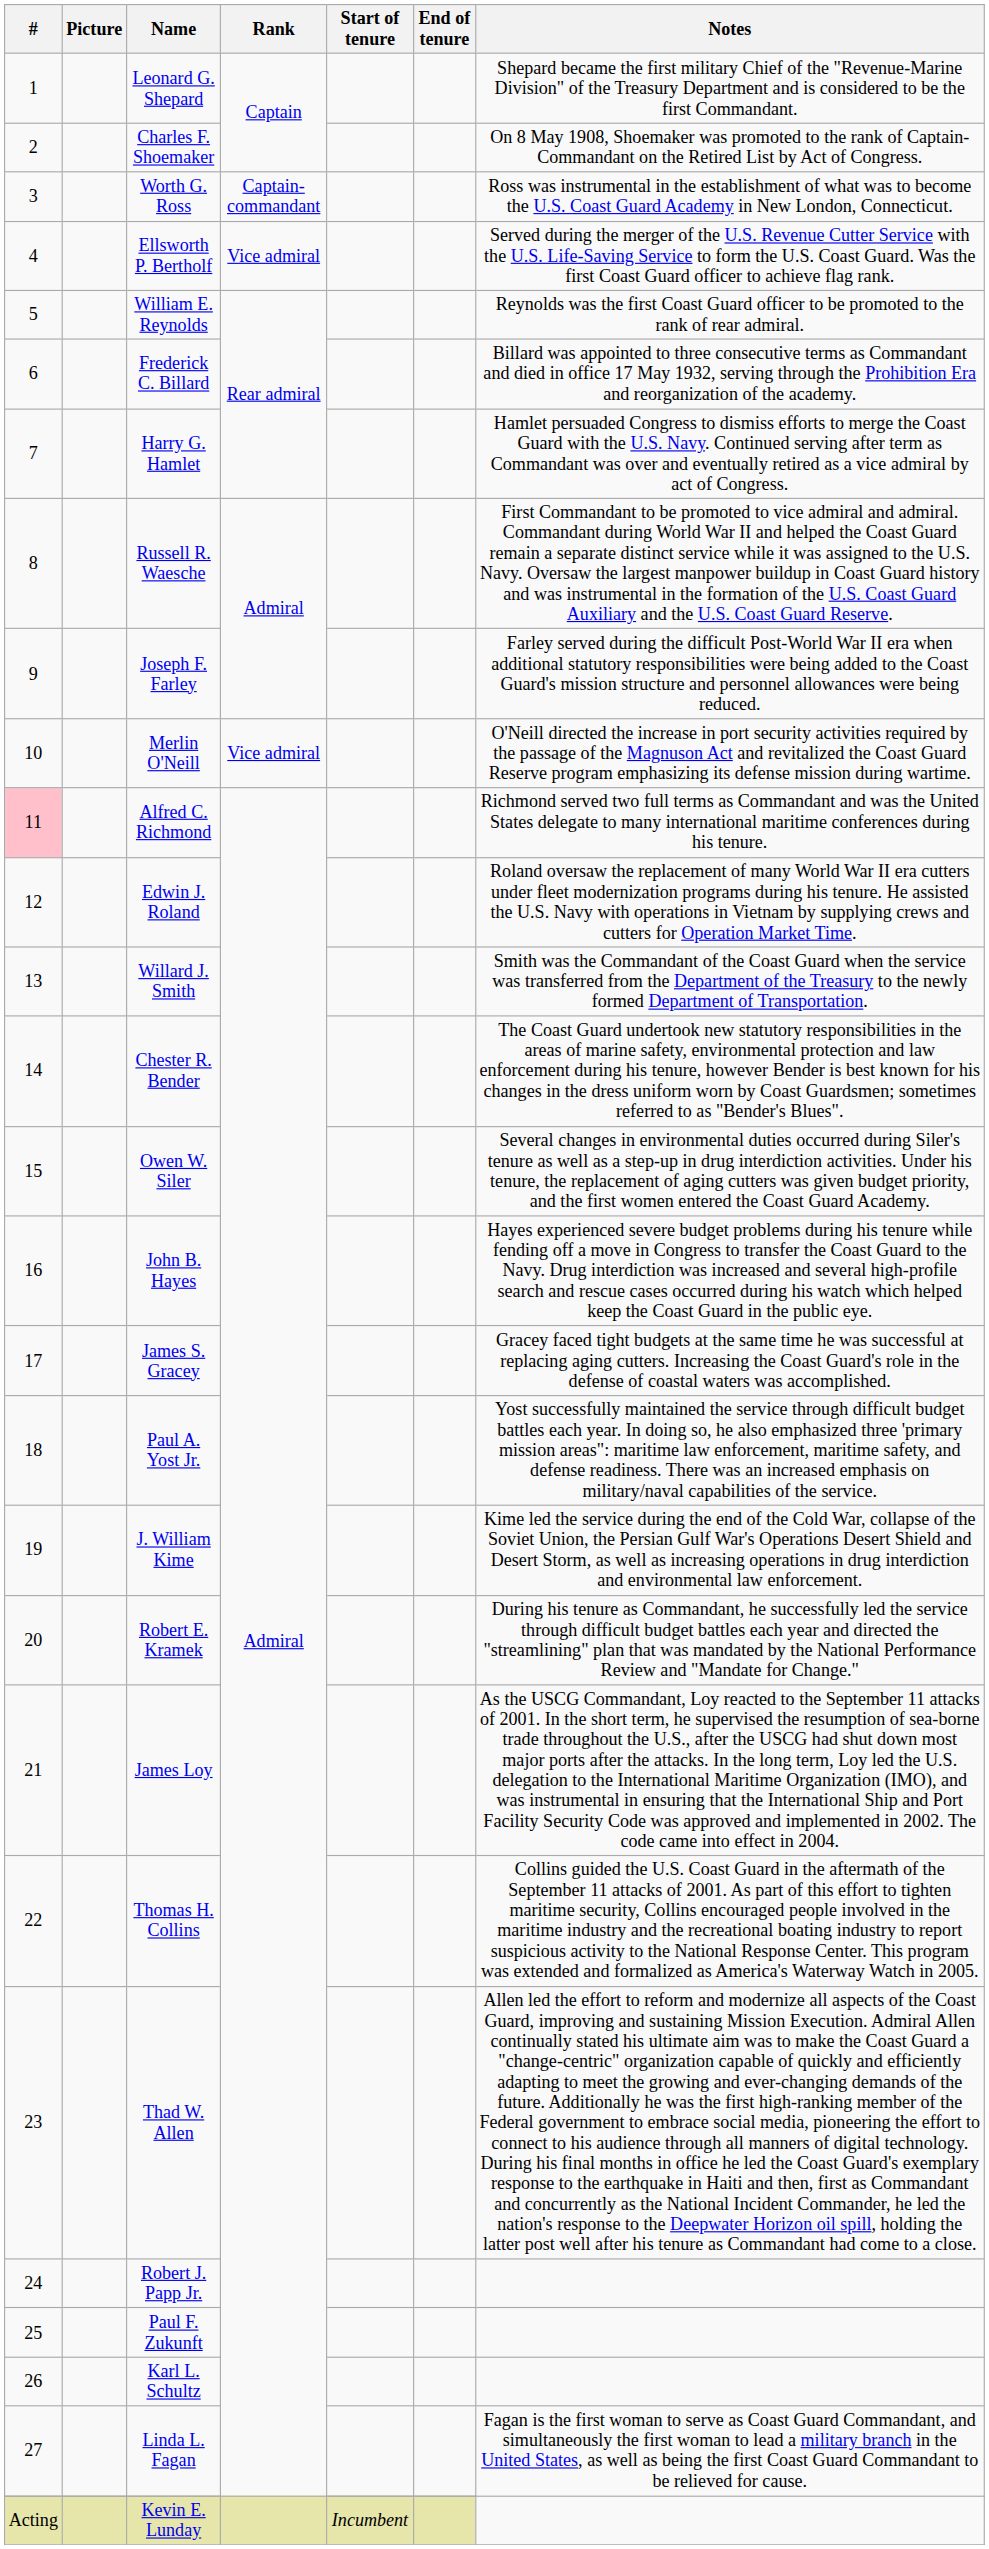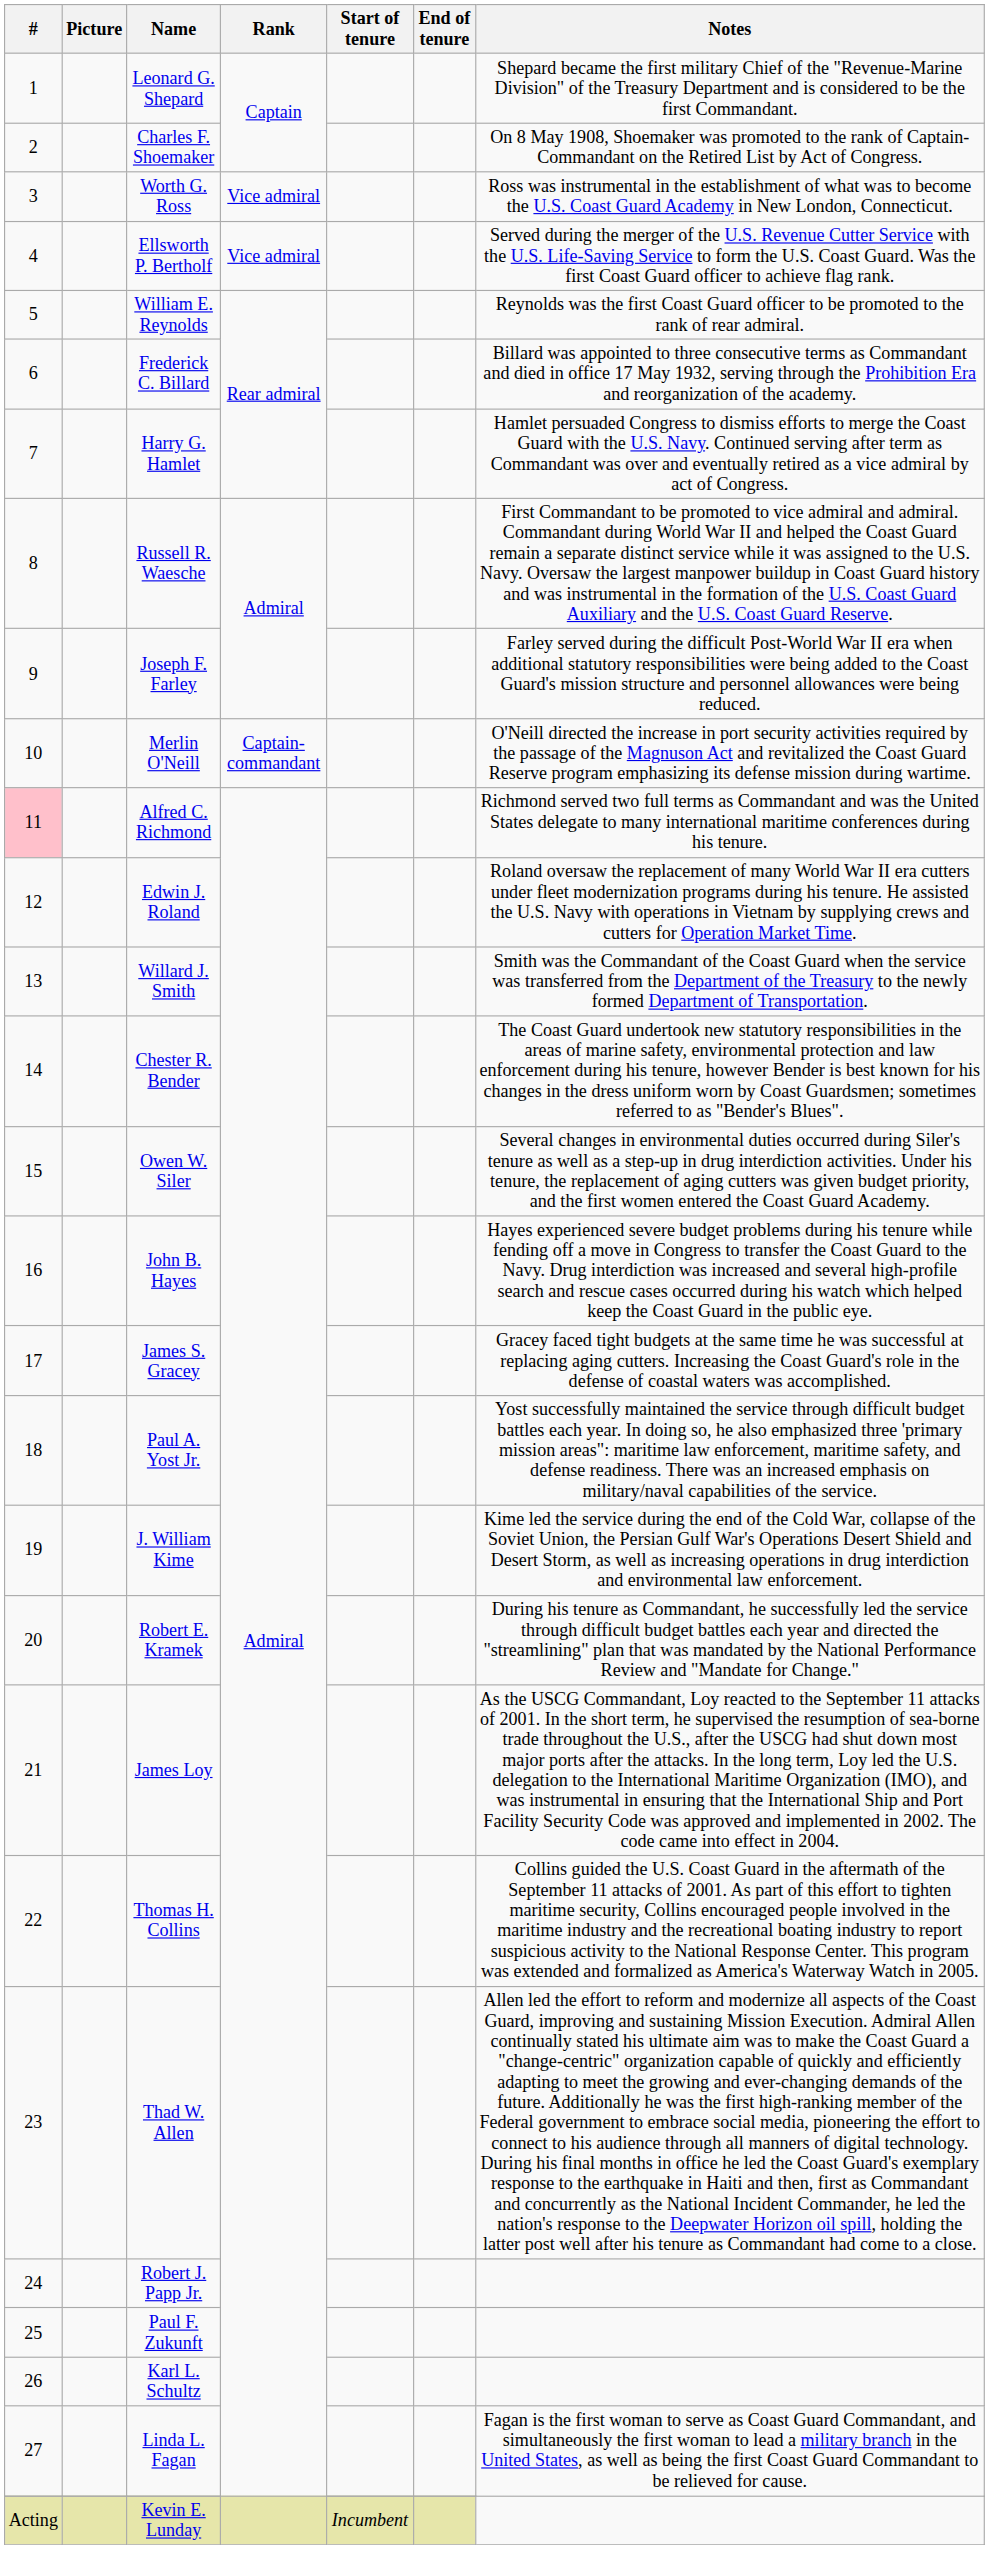(274, 196) Captain-commandant -> (274, 196) Vice admiral
(274, 753) Vice admiral -> (274, 753) Captain-commandant
